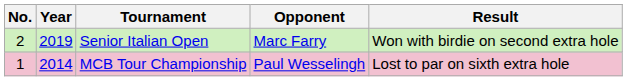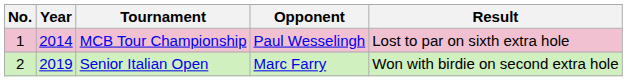rows swapped: (163, 64) <-> (144, 40)
